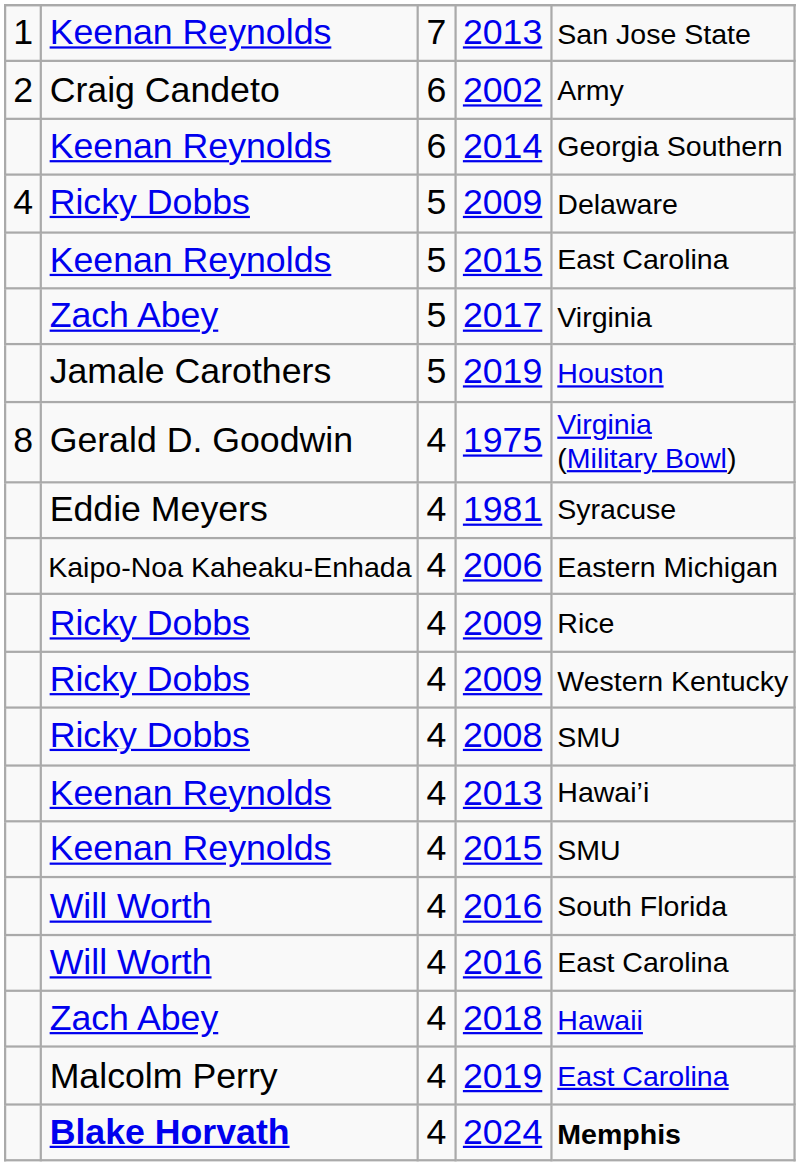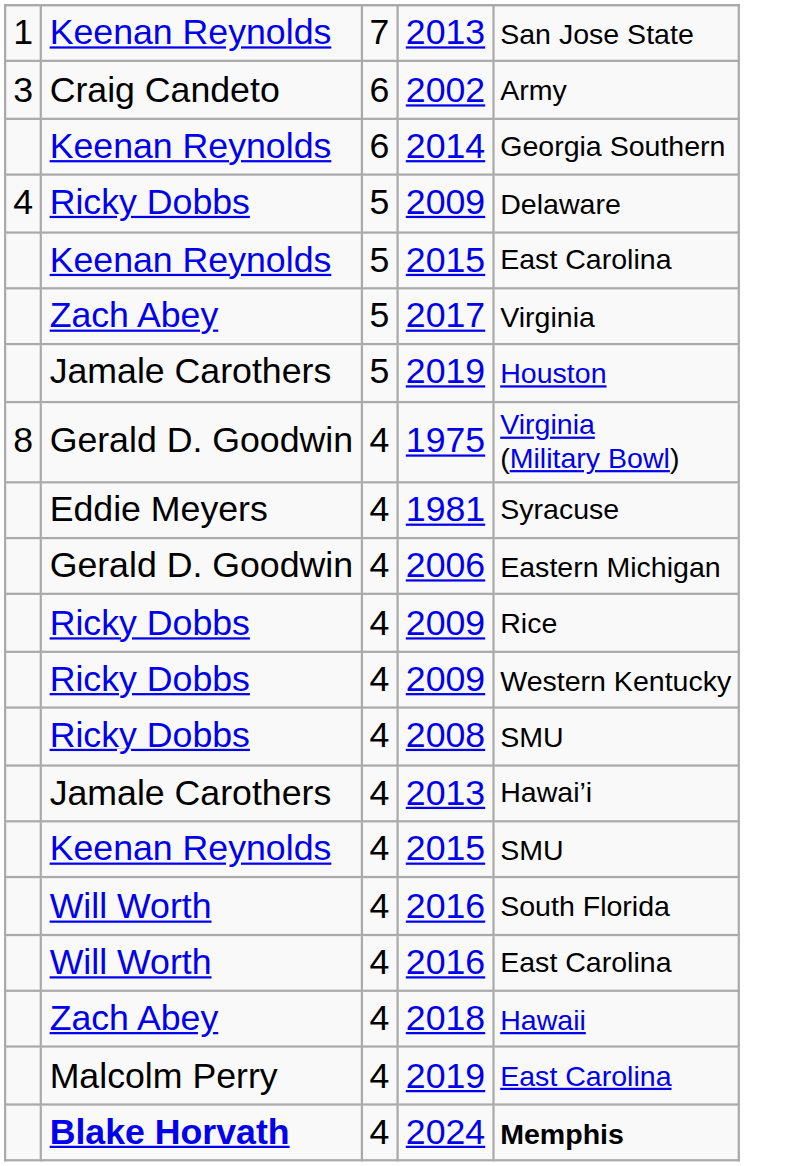(23, 89) 2 -> (23, 89) 3
(230, 567) Kaipo-Noa Kaheaku-Enhada -> (201, 565) Gerald D. Goodwin
(190, 792) Keenan Reynolds -> (190, 792) Jamale Carothers
